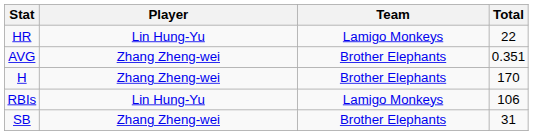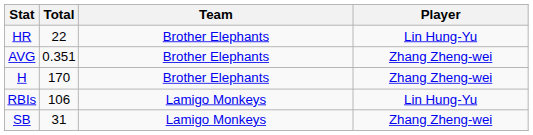columns swapped: (168, 15) <-> (508, 15)
(393, 36) Lamigo Monkeys -> (216, 36) Brother Elephants
(393, 120) Brother Elephants -> (216, 120) Lamigo Monkeys
